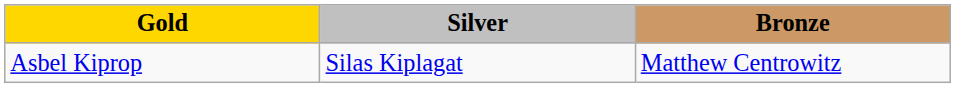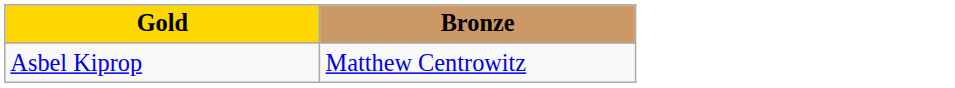- column: (478, 23)
